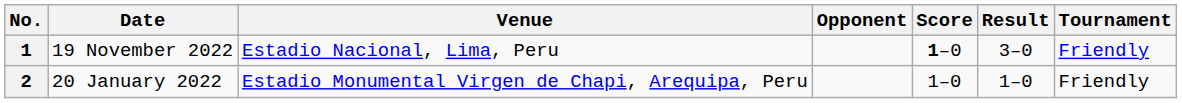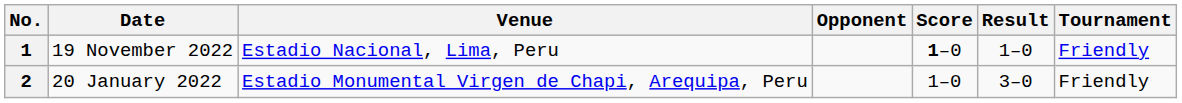(1016, 51) 3–0 -> (1016, 51) 1–0
(1016, 82) 1–0 -> (1016, 82) 3–0
